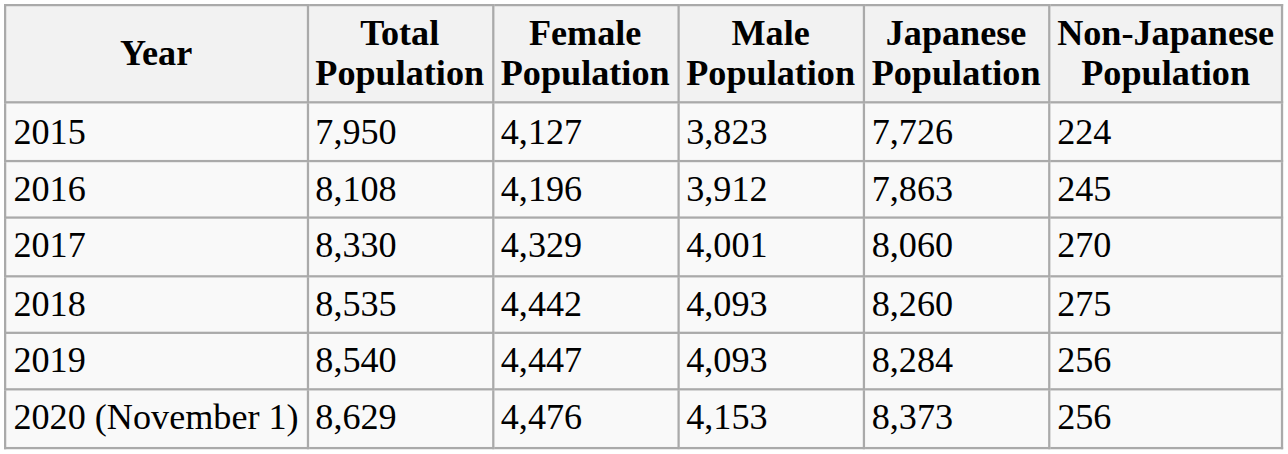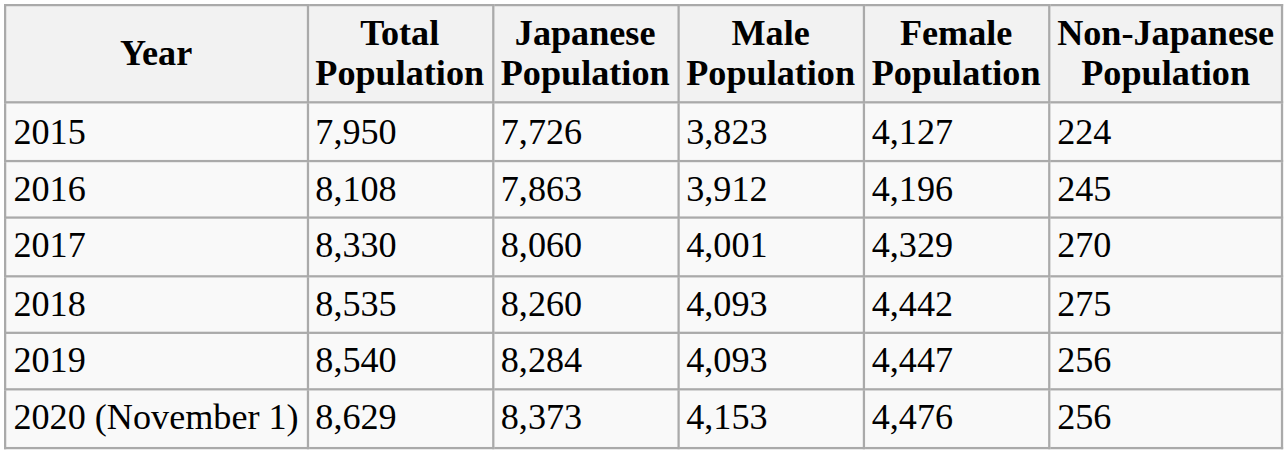columns swapped: (585, 53) <-> (956, 53)
